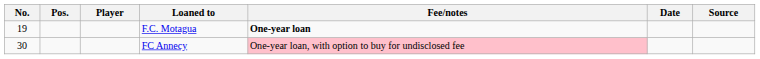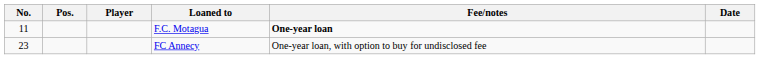- column: (723, 12)
(22, 29) 19 -> (24, 29) 11
(22, 46) 30 -> (24, 46) 23
(357, 46) pink background -> (379, 46) no background
